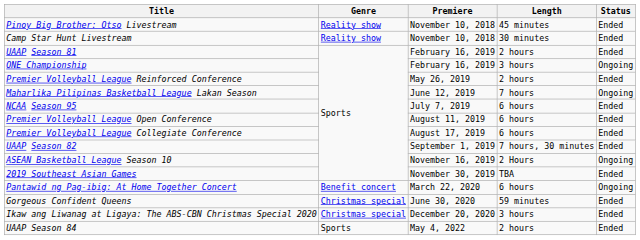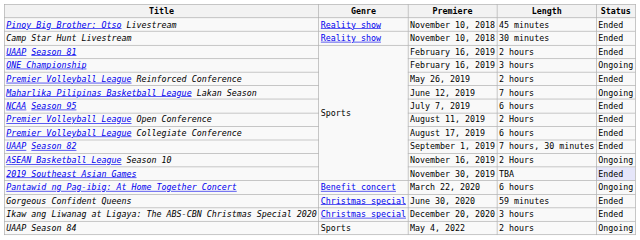(517, 120) 6 hours -> (517, 120) 2 Hours
(611, 174) no background -> (611, 174) lavender background
(611, 228) Ended -> (616, 228) Ongoing
